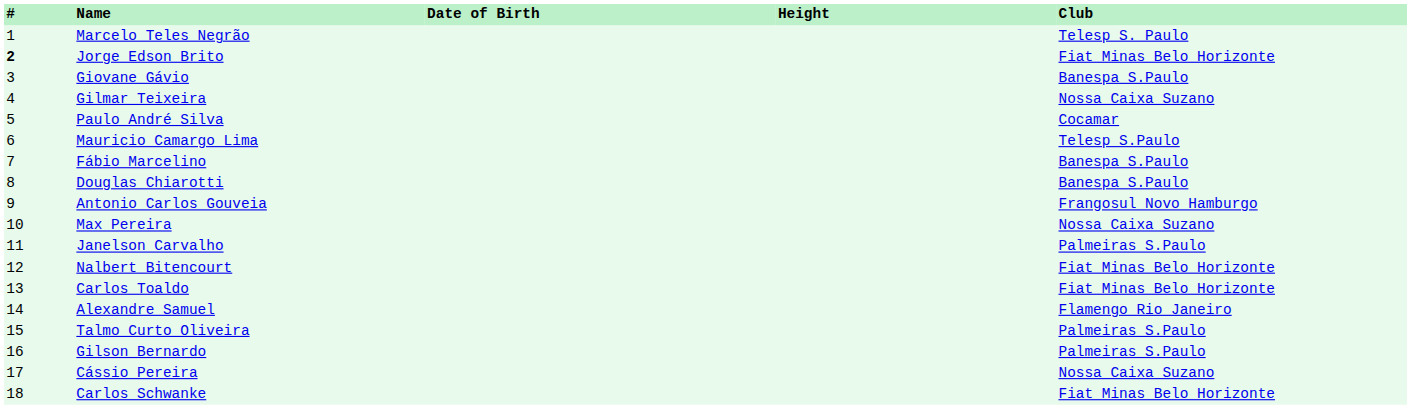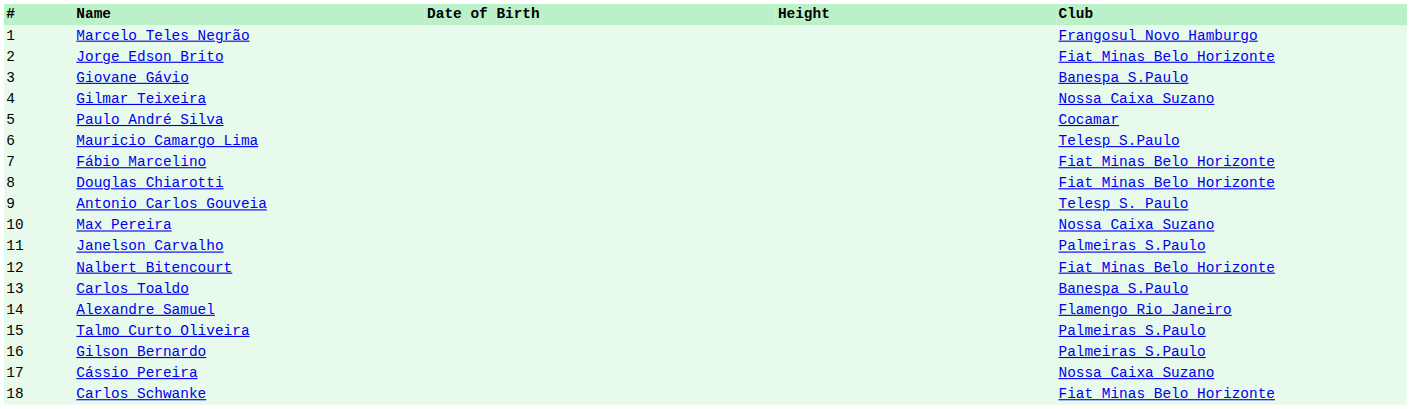(1123, 36) Telesp S. Paulo -> (1158, 36) Frangosul Novo Hamburgo
(11, 57) bold -> (11, 57) normal
(1123, 162) Banespa S.Paulo -> (1167, 162) Fiat Minas Belo Horizonte
(1123, 183) Banespa S.Paulo -> (1167, 183) Fiat Minas Belo Horizonte
(1158, 204) Frangosul Novo Hamburgo -> (1123, 204) Telesp S. Paulo
(1167, 289) Fiat Minas Belo Horizonte -> (1123, 289) Banespa S.Paulo
